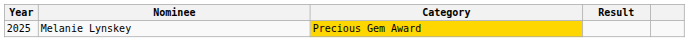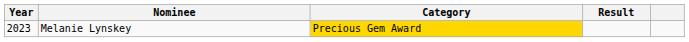(19, 29) 2025 -> (19, 29) 2023
